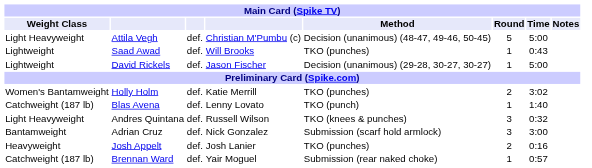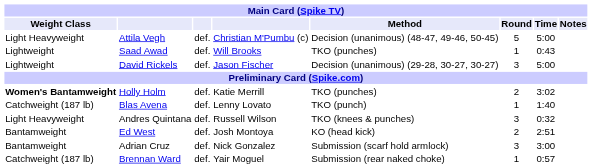(509, 64) 1 -> (517, 64) 3
(57, 91) normal -> (61, 91) bold
+ row: (137, 132)
- row: (137, 145)
